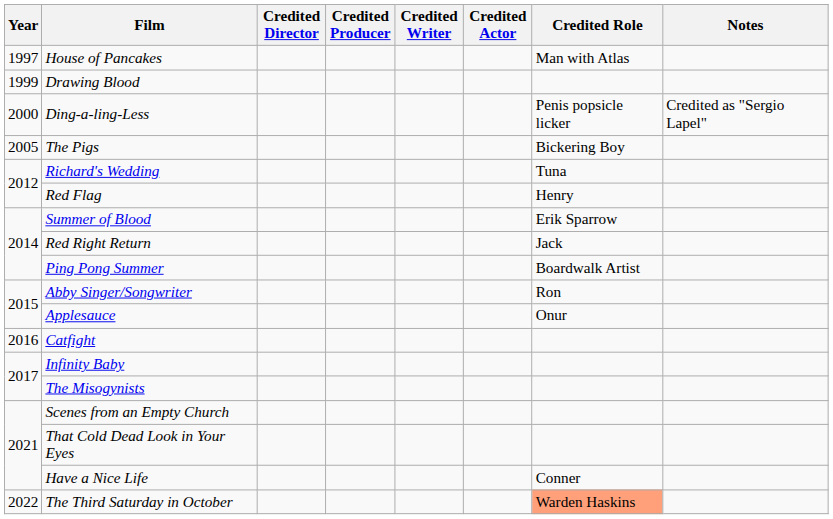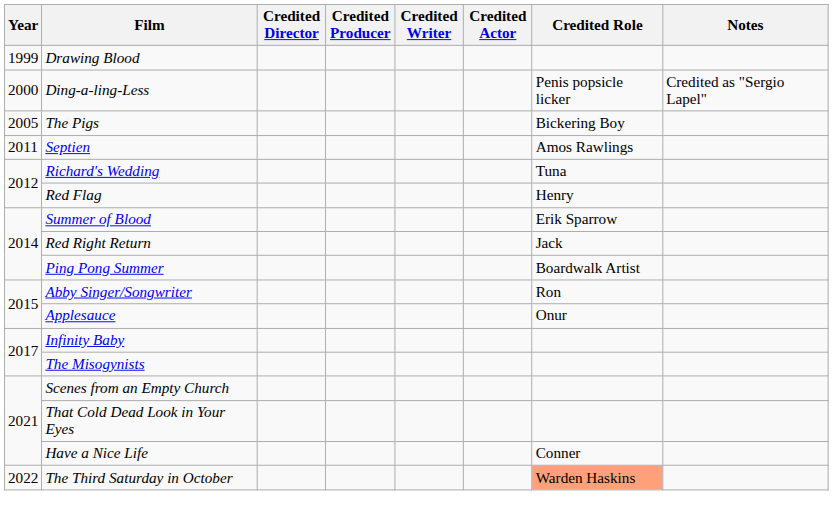- row: (104, 57)
+ row: (68, 147)
- row: (70, 340)
